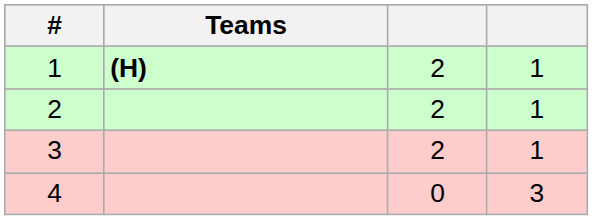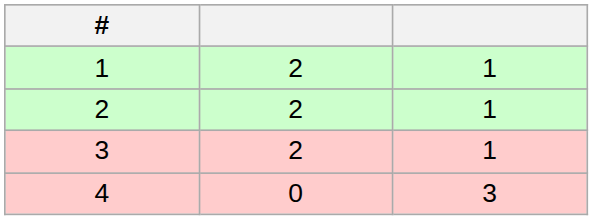- column: (246, 25)
